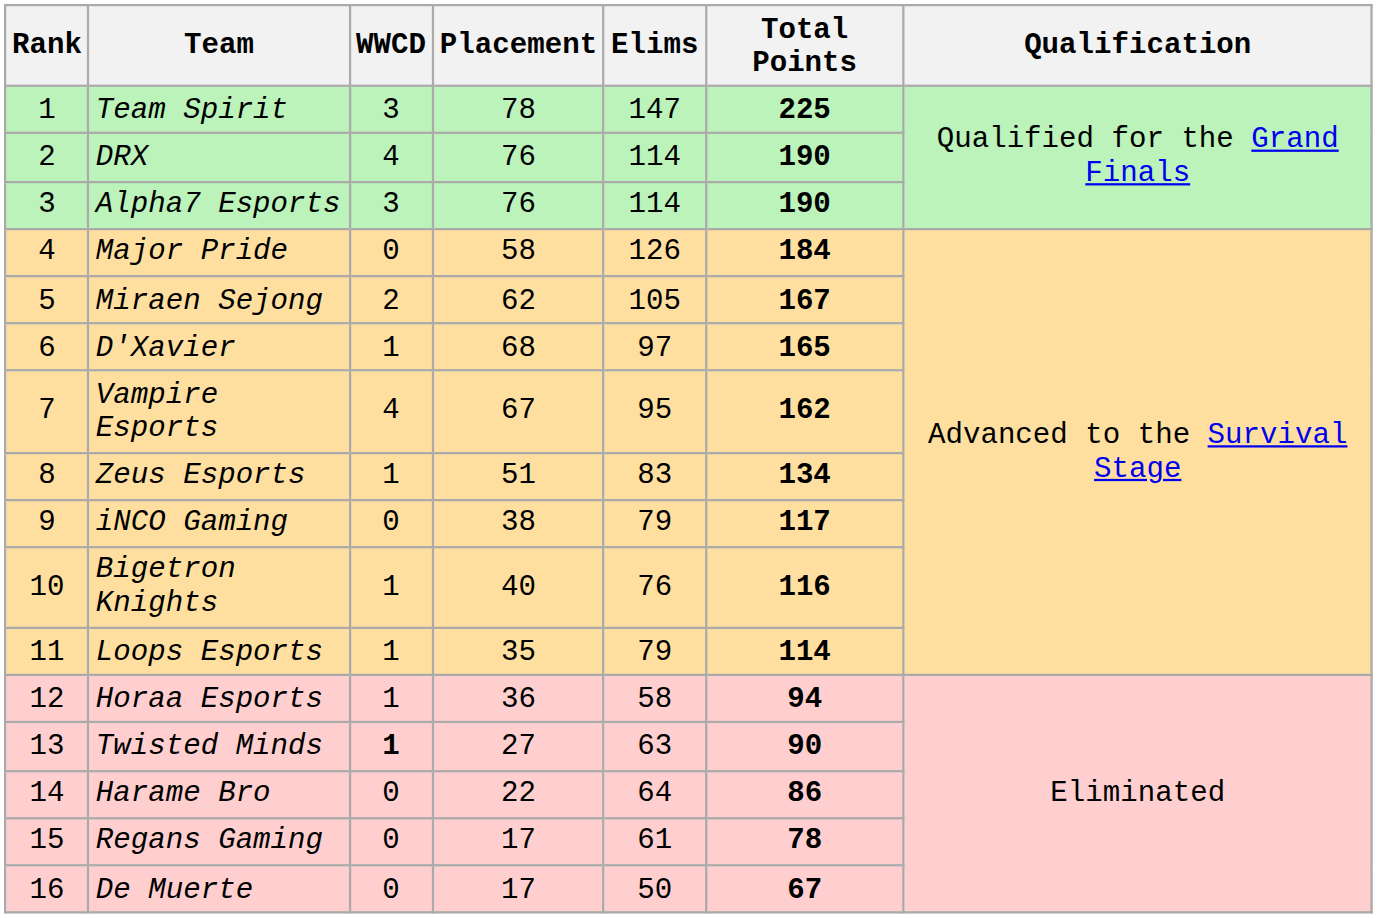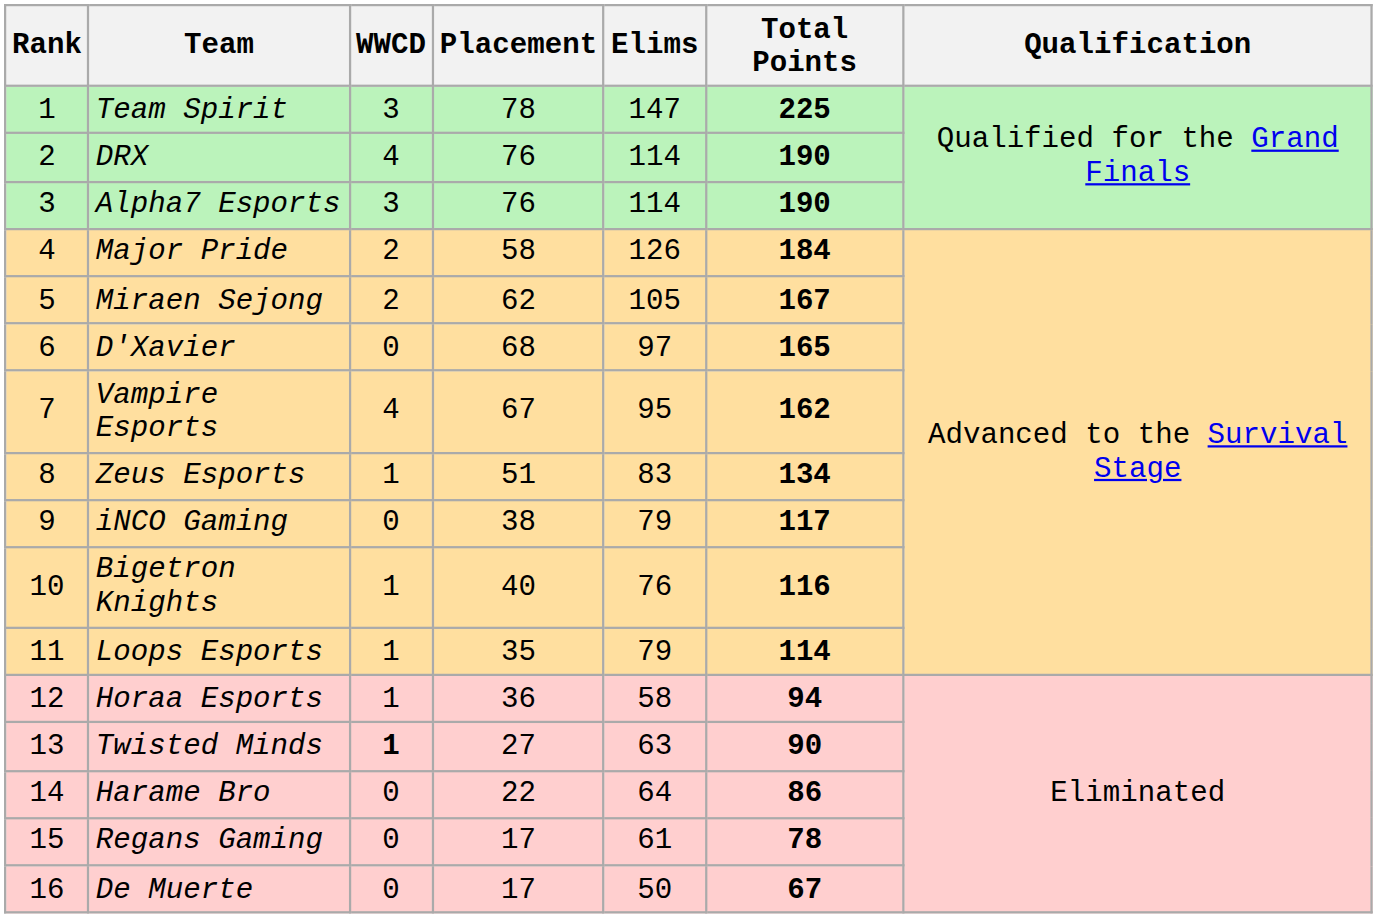(391, 252) 0 -> (391, 252) 2
(391, 347) 1 -> (391, 347) 0
